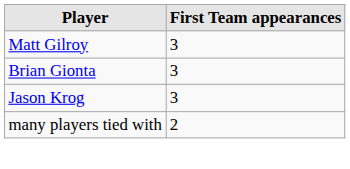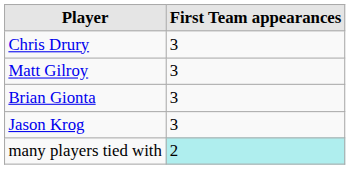+ row: (49, 44)
(174, 124) no background -> (174, 151) paleturquoise background
